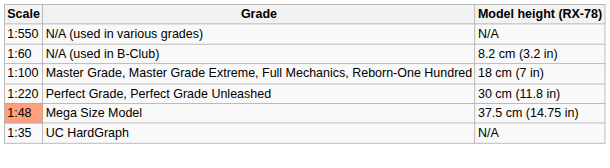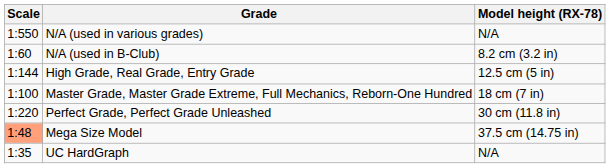+ row: (150, 73)
